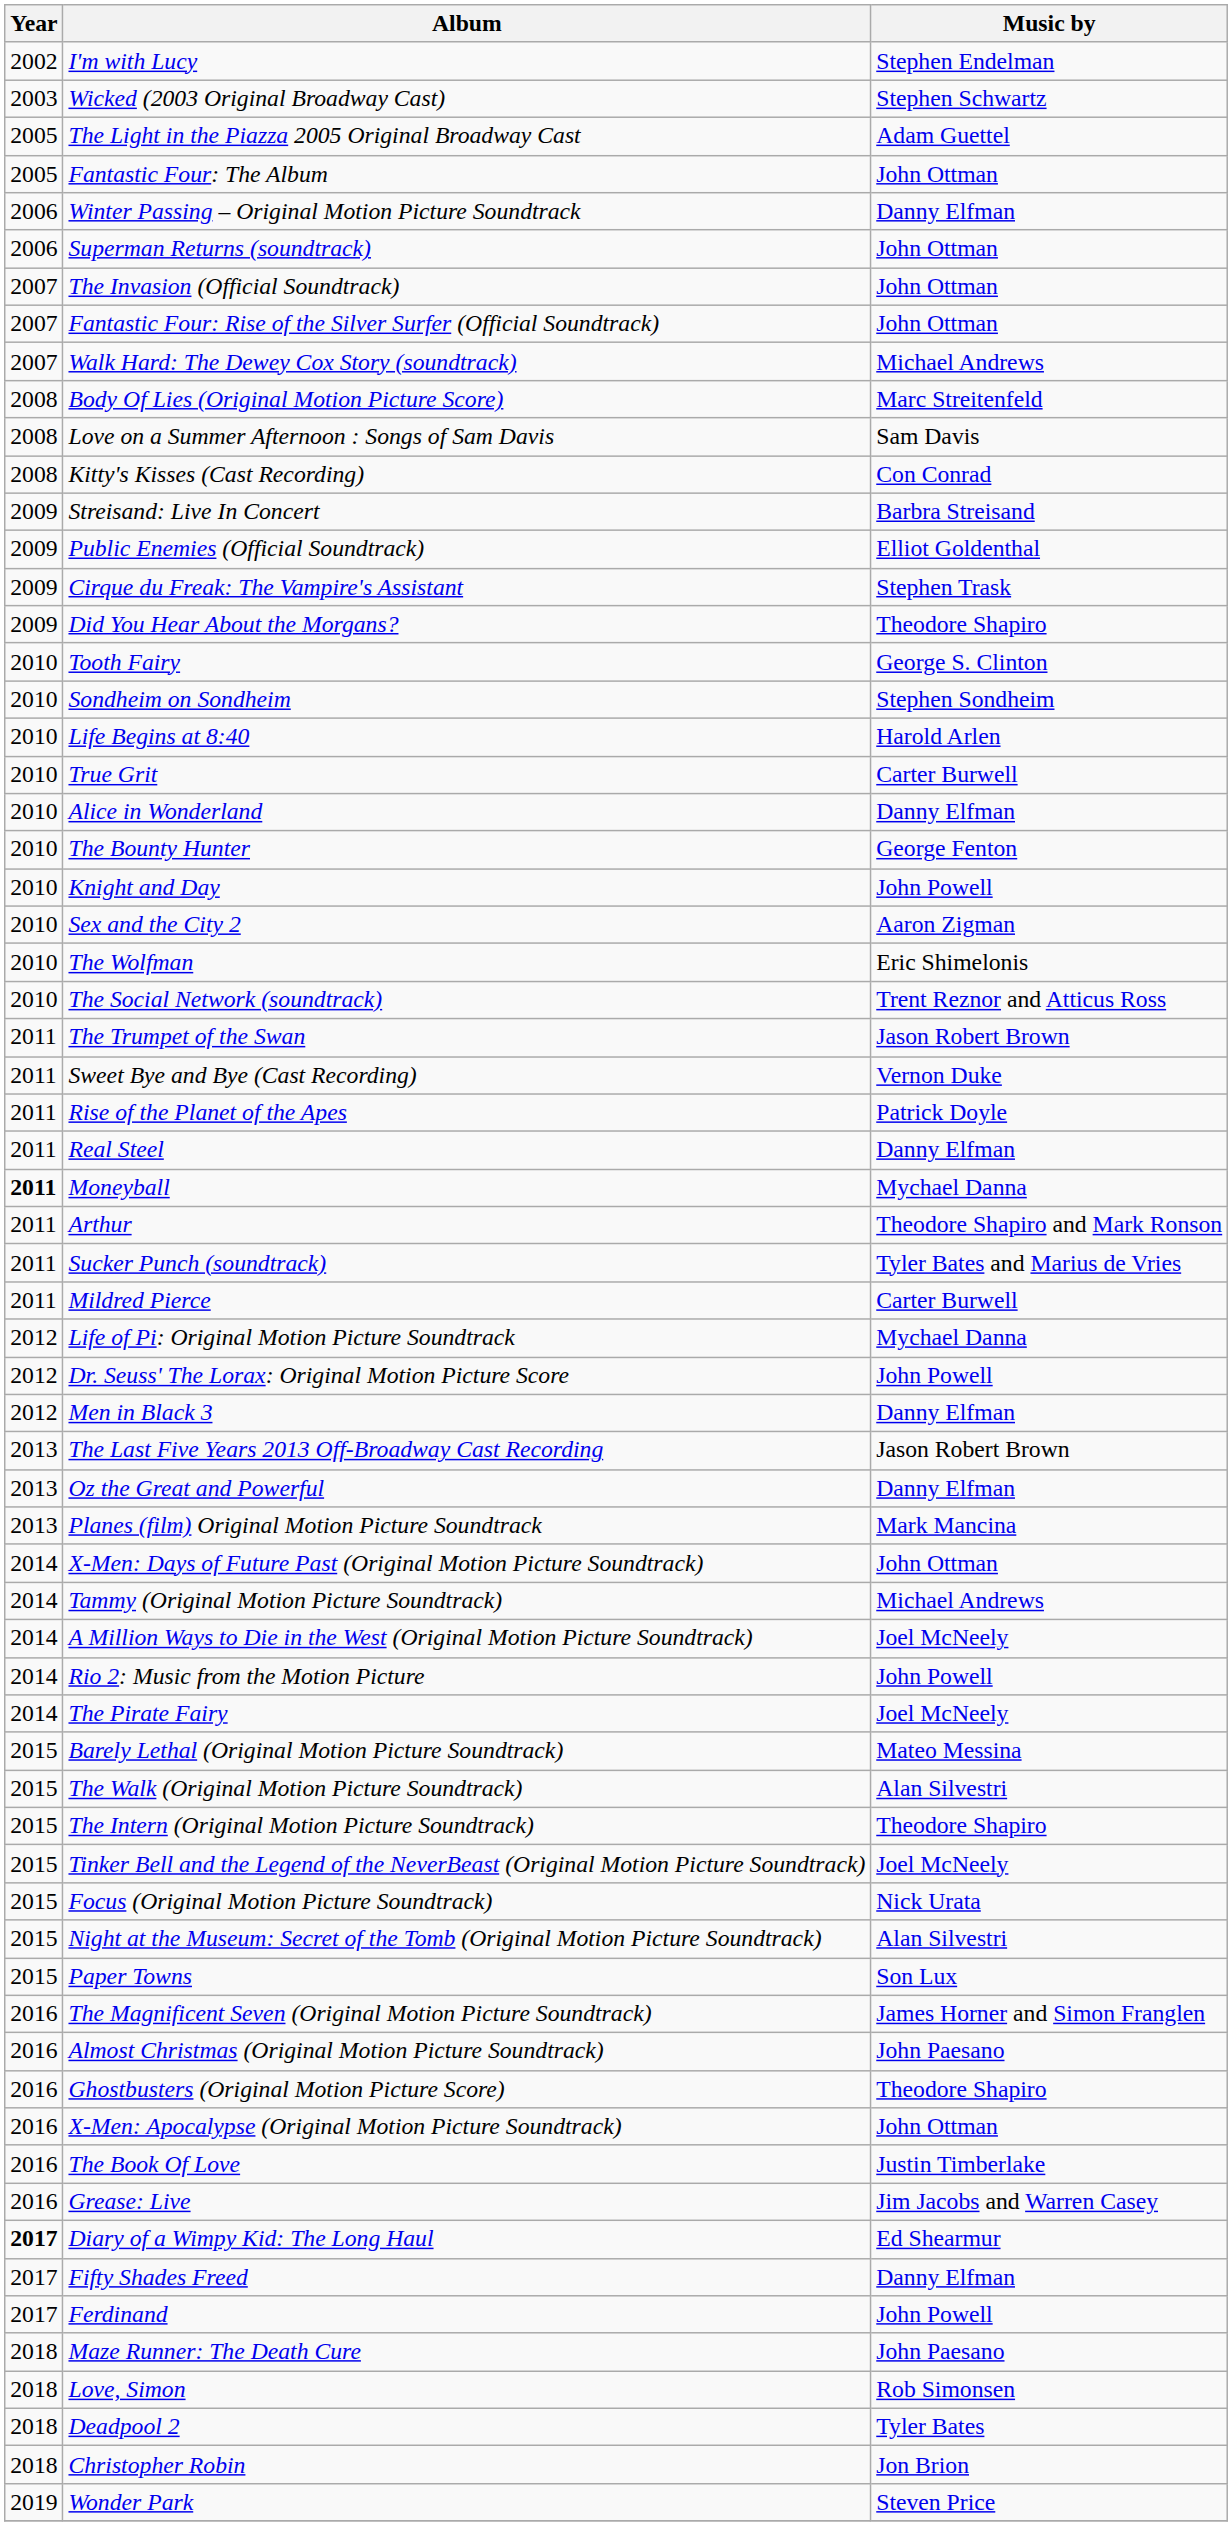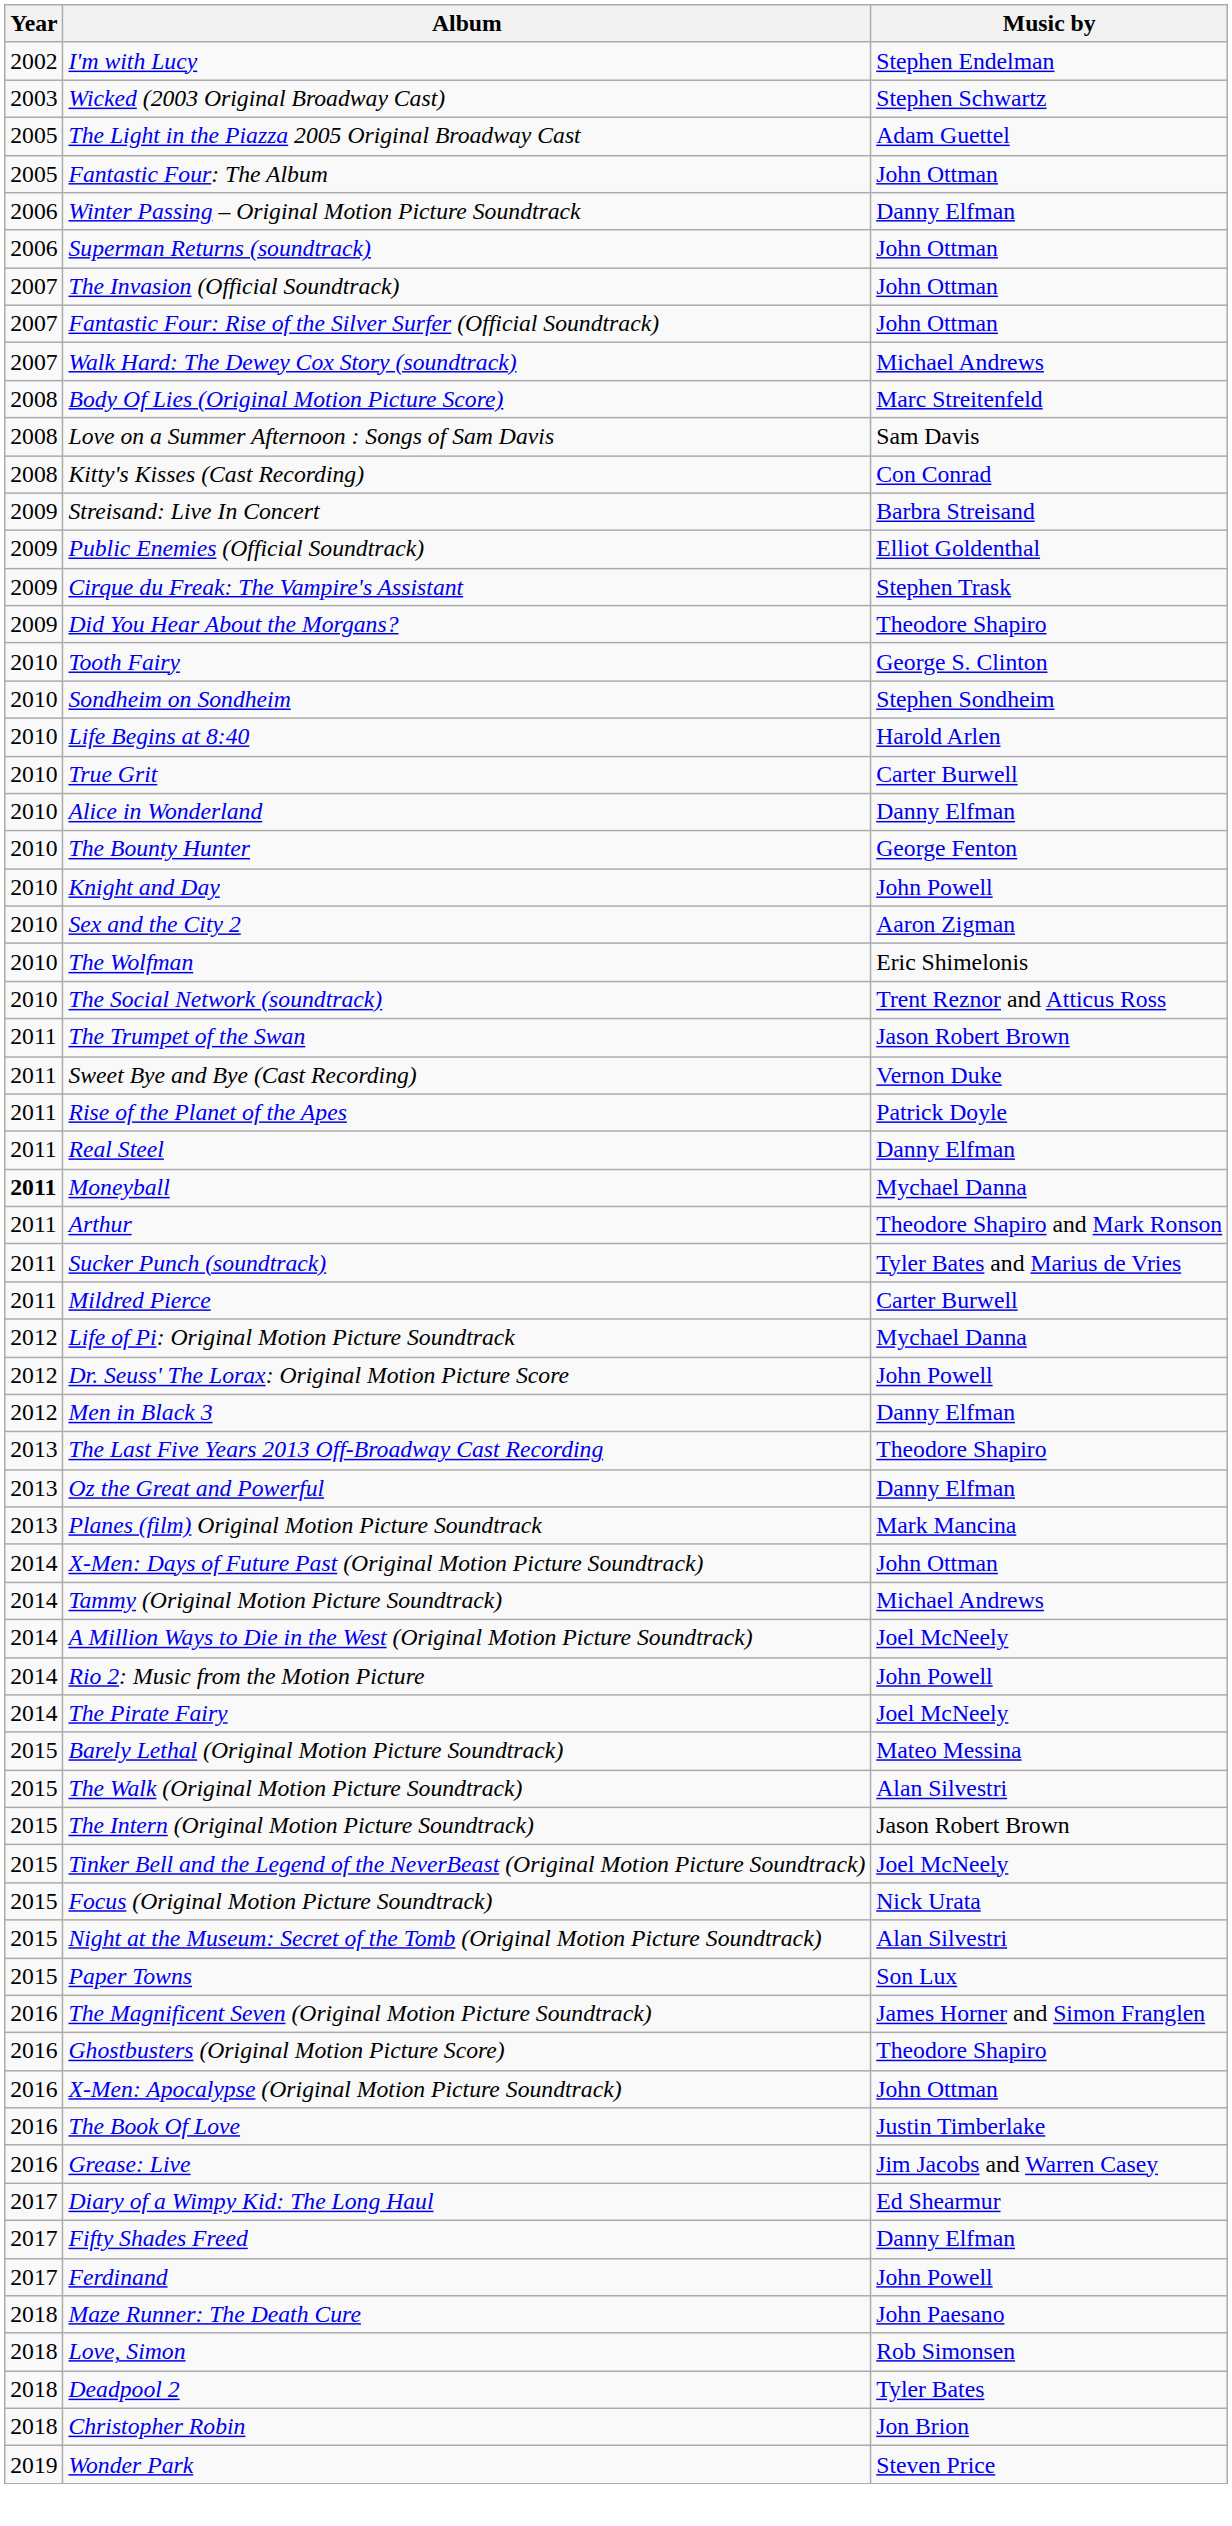(973, 1450) Jason Robert Brown -> (961, 1450) Theodore Shapiro
(961, 1825) Theodore Shapiro -> (973, 1825) Jason Robert Brown
- row: (336, 2051)
(34, 2239) bold -> (34, 2201) normal
